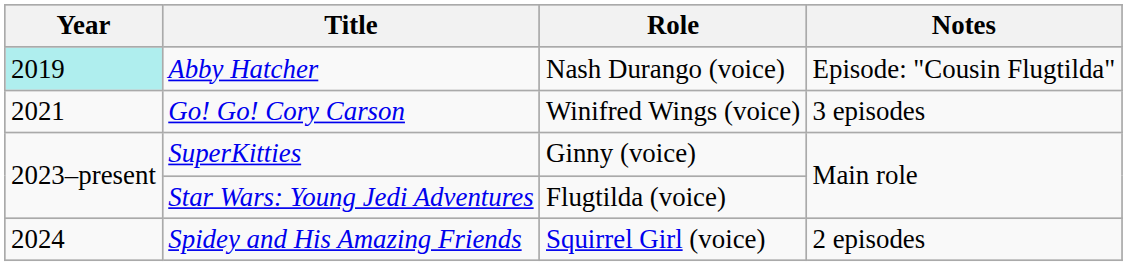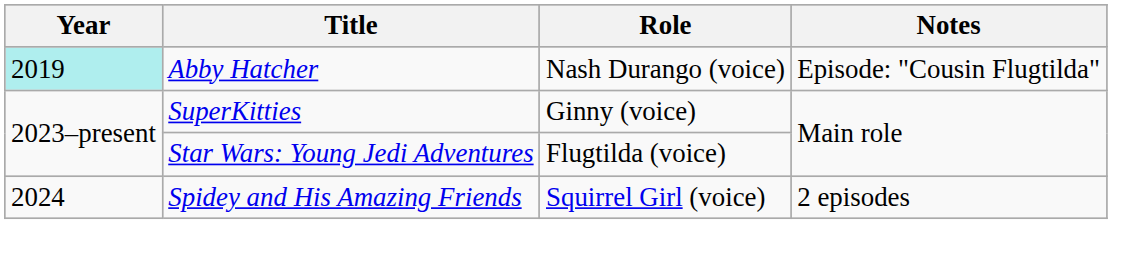- row: (287, 111)
